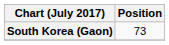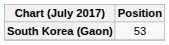(140, 31) 73 -> (140, 31) 53
